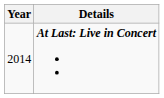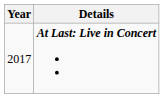(19, 58) 2014 -> (19, 58) 2017
